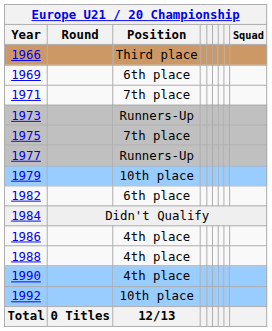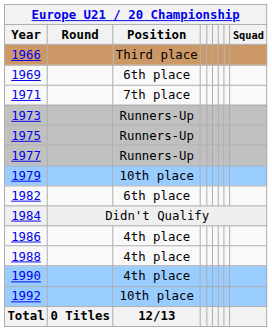(157, 135) 7th place -> (157, 135) Runners-Up
